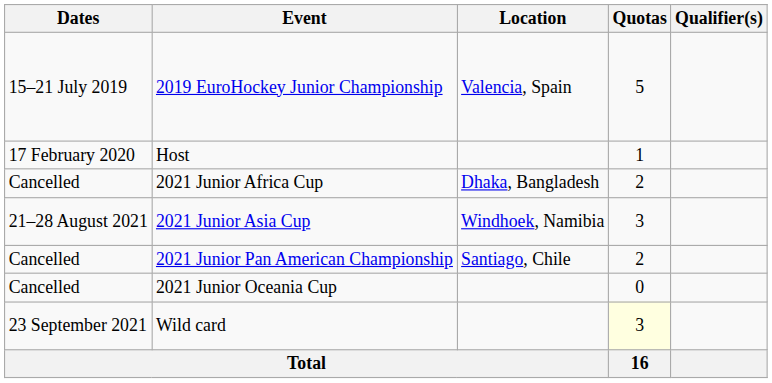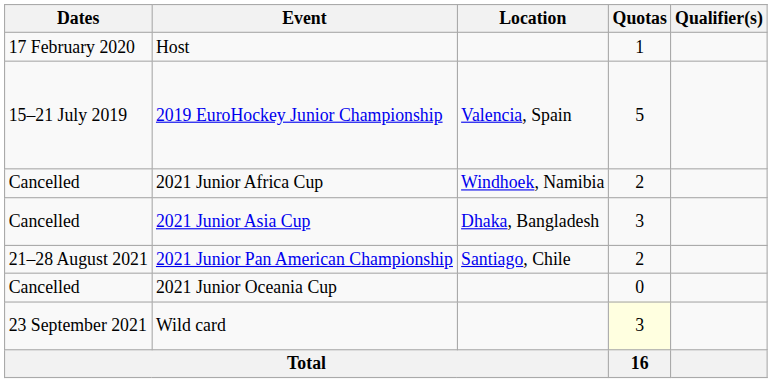rows swapped: (299, 86) <-> (173, 154)
(530, 183) Dhaka, Bangladesh -> (533, 183) Windhoek, Namibia
(78, 221) 21–28 August 2021 -> (44, 221) Cancelled
(533, 221) Windhoek, Namibia -> (530, 221) Dhaka, Bangladesh
(44, 259) Cancelled -> (78, 259) 21–28 August 2021
